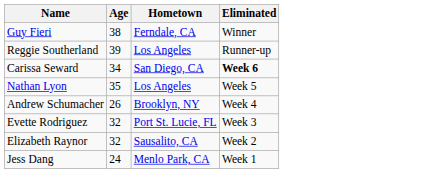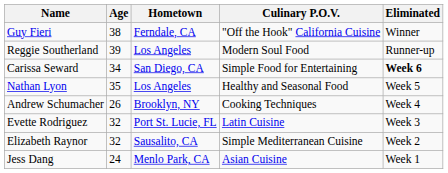+ column: (301, 13)
